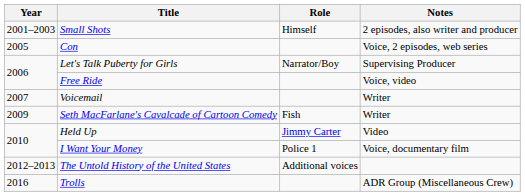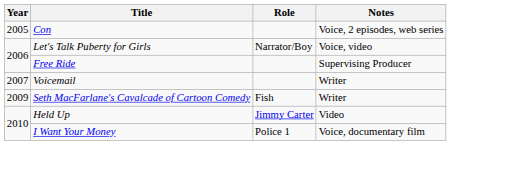- row: (85, 30)
(409, 64) Supervising Producer -> (345, 47) Voice, video
(389, 81) Voice, video -> (365, 64) Supervising Producer
- row: (145, 166)
- row: (72, 183)
